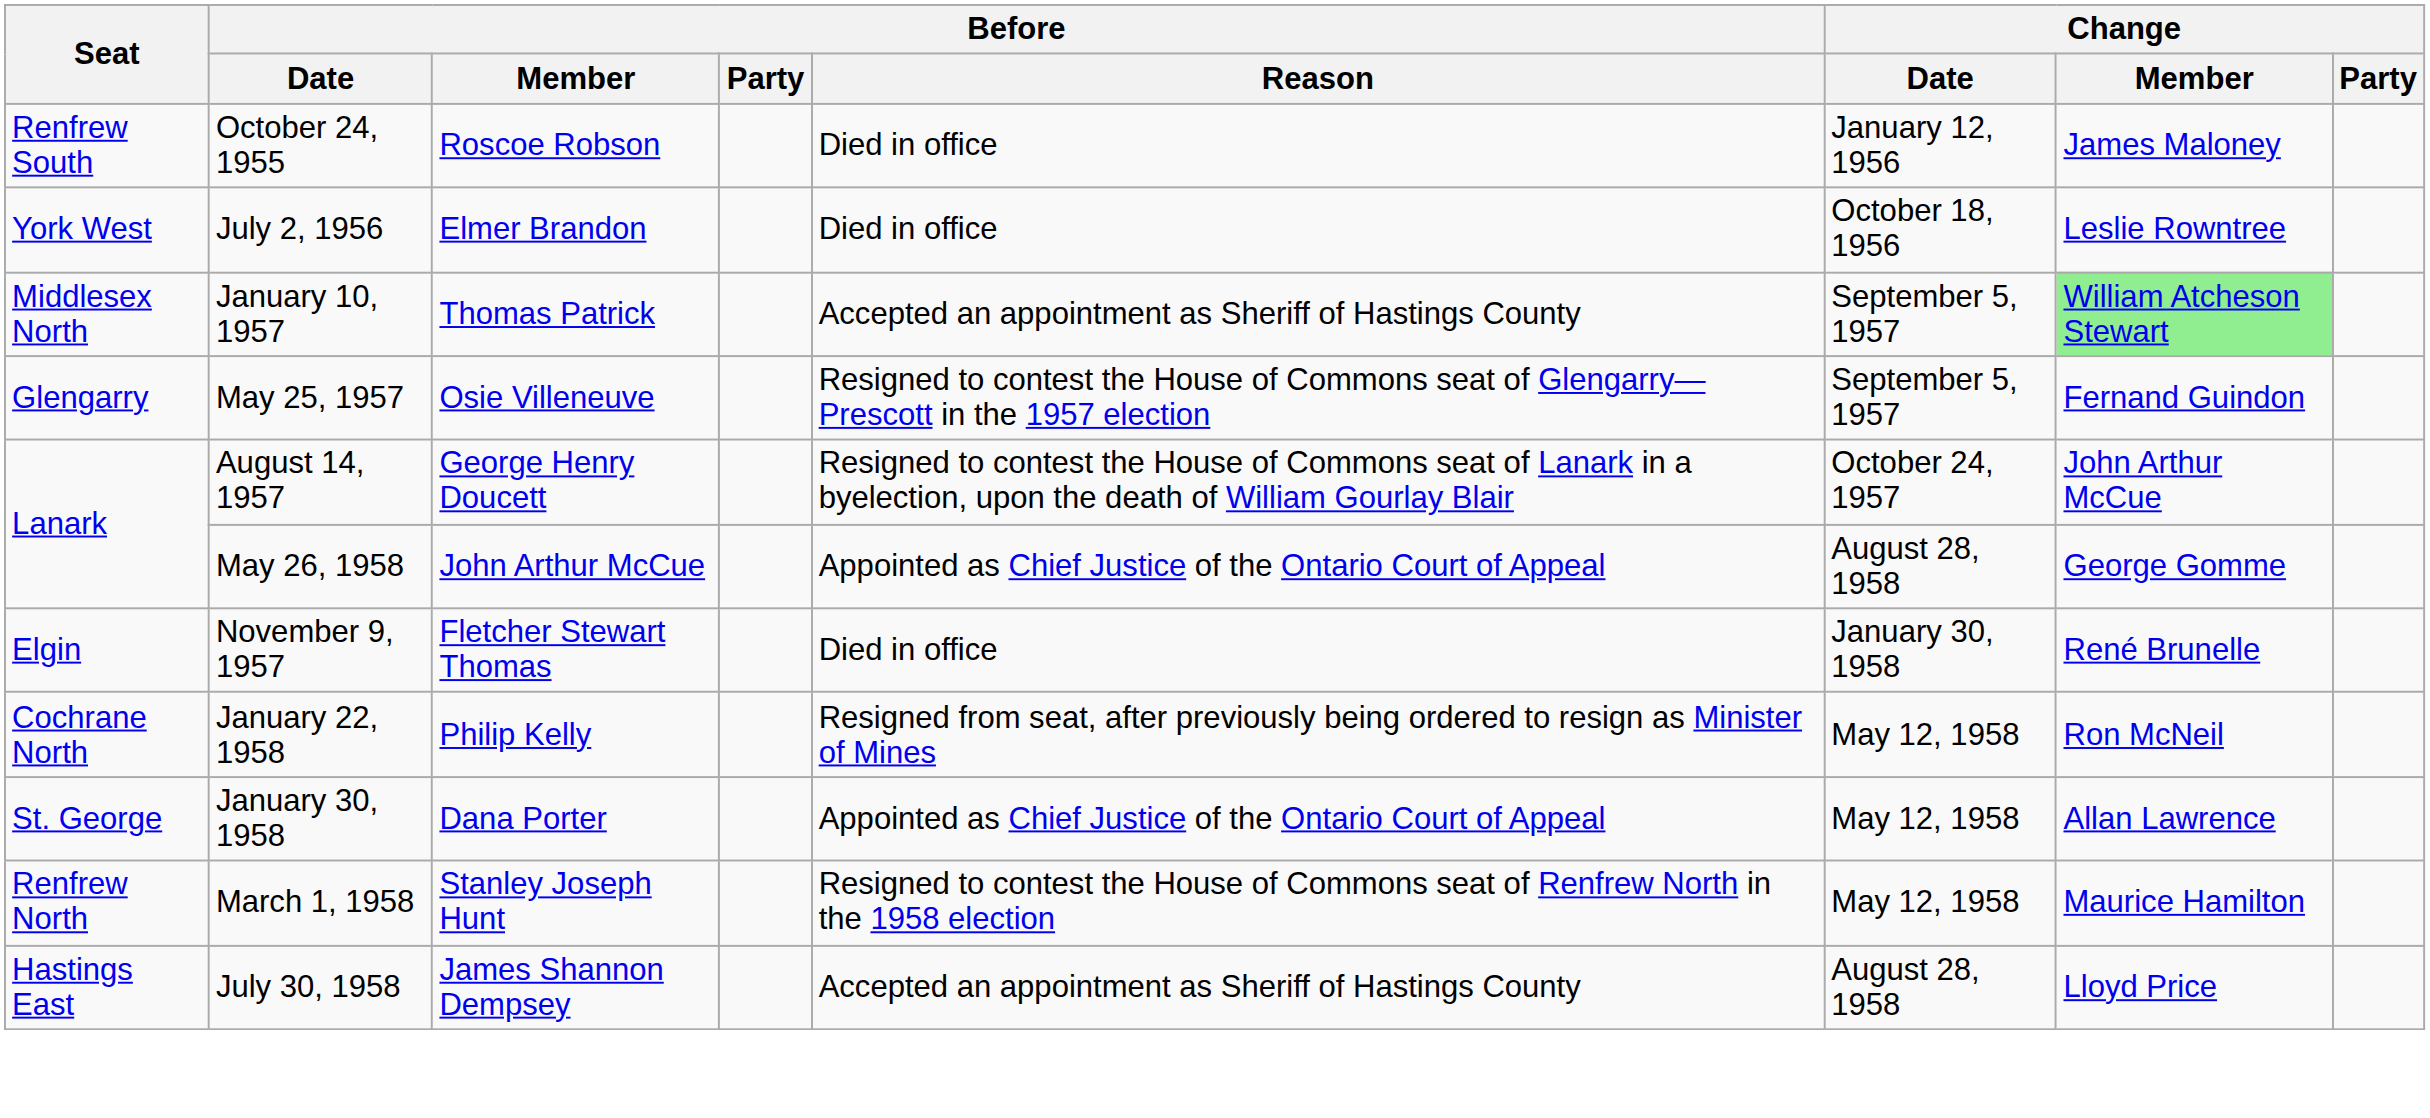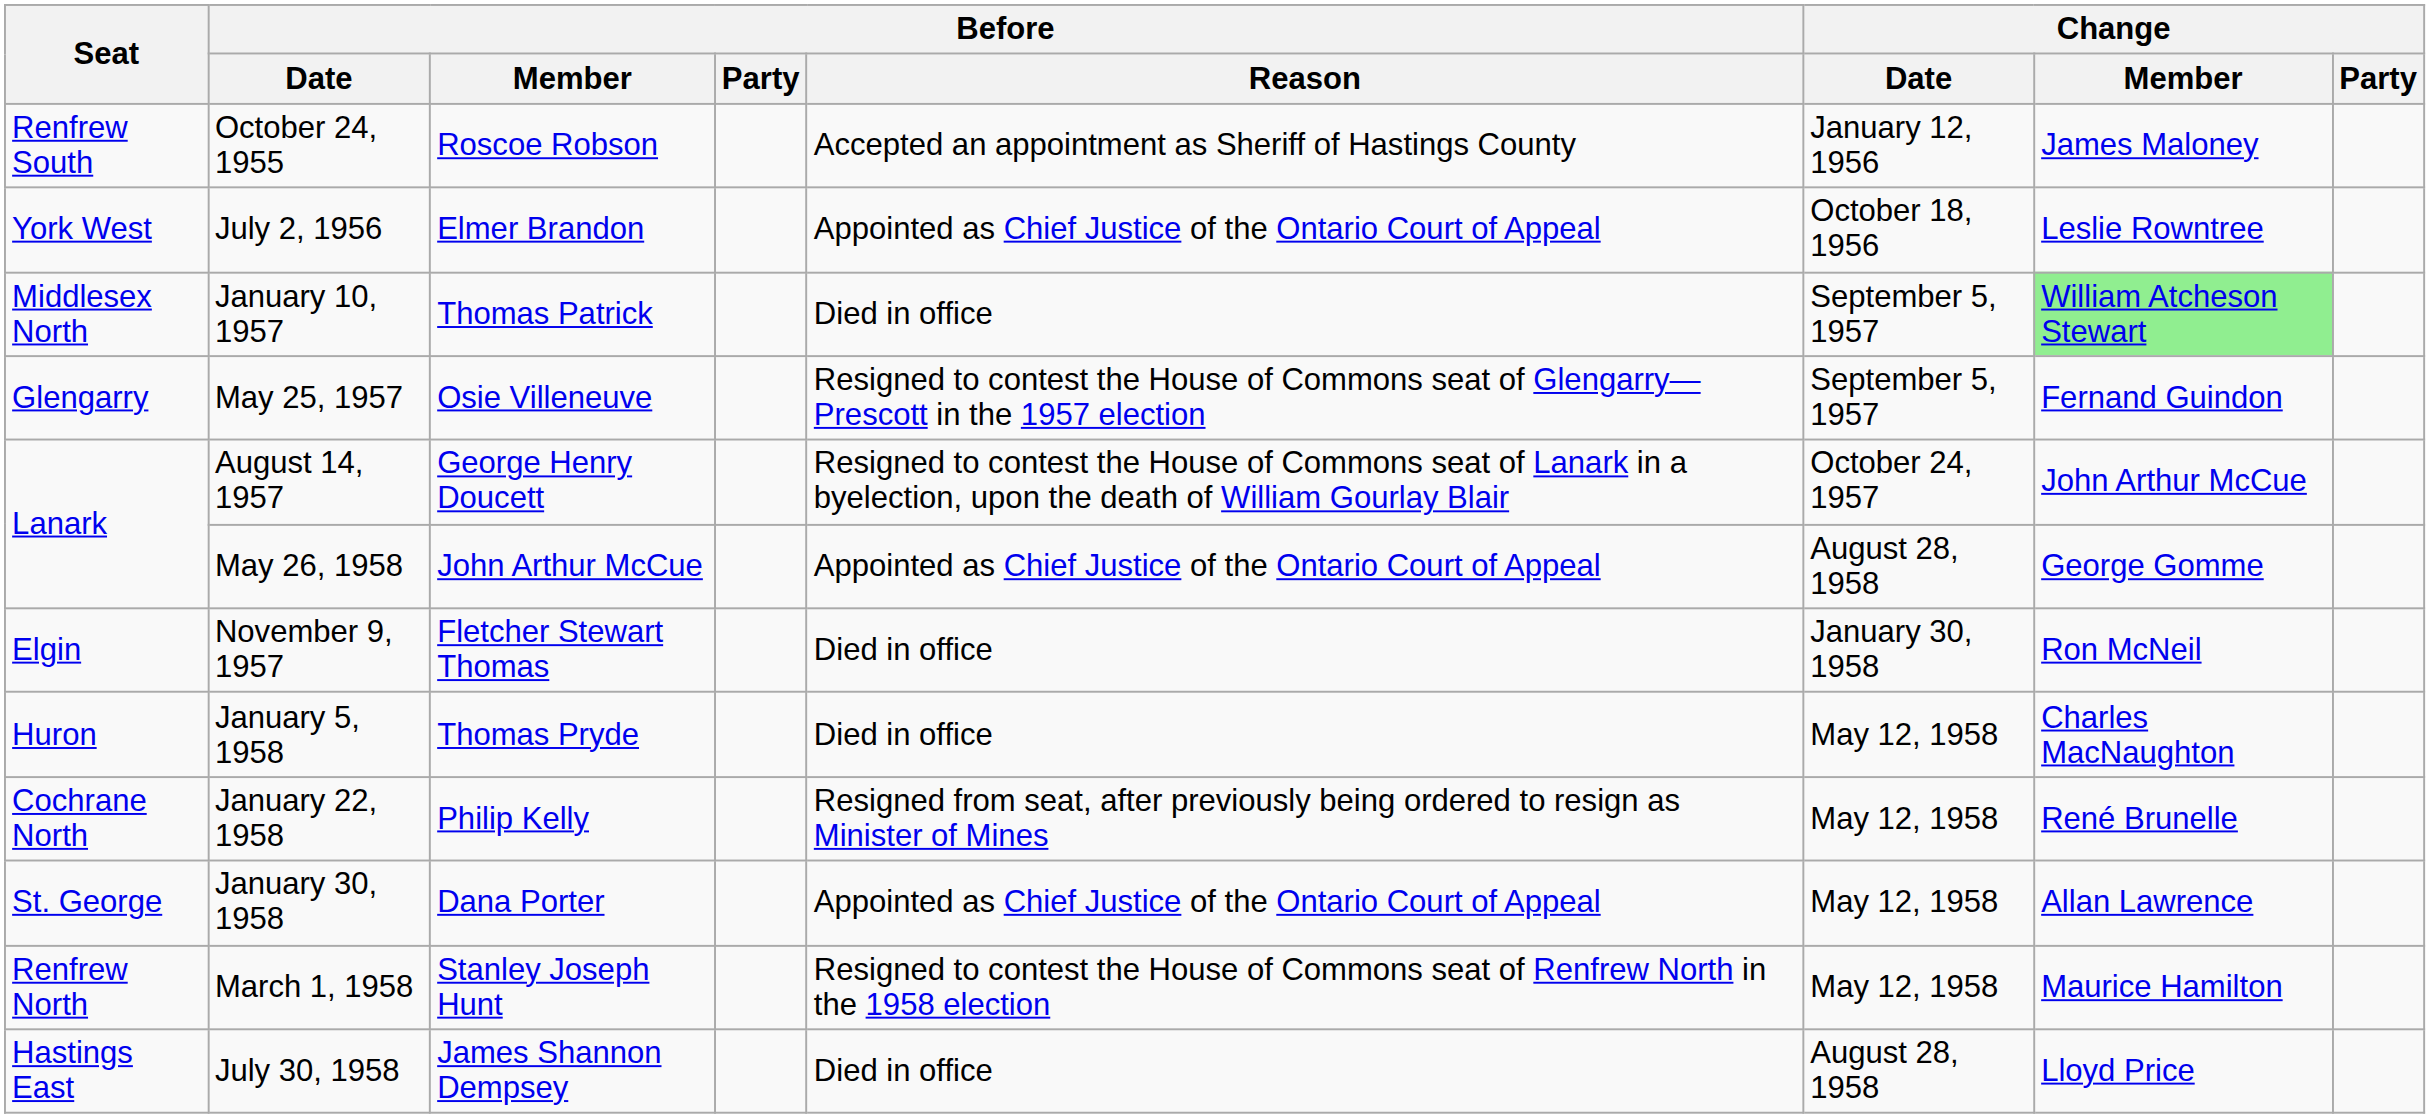(908, 145) Died in office -> (1195, 145) Accepted an appointment as Sheriff of Hastings County
(908, 229) Died in office -> (1207, 229) Appointed as Chief Justice of the Ontario Court of Appeal
(1200, 313) Accepted an appointment as Sheriff of Hastings County -> (903, 313) Died in office
(2162, 649) René Brunelle -> (2121, 649) Ron McNeil
+ row: (287, 734)
(2144, 734) Ron McNeil -> (2140, 818) René Brunelle
(1200, 986) Accepted an appointment as Sheriff of Hastings County -> (903, 1070) Died in office
